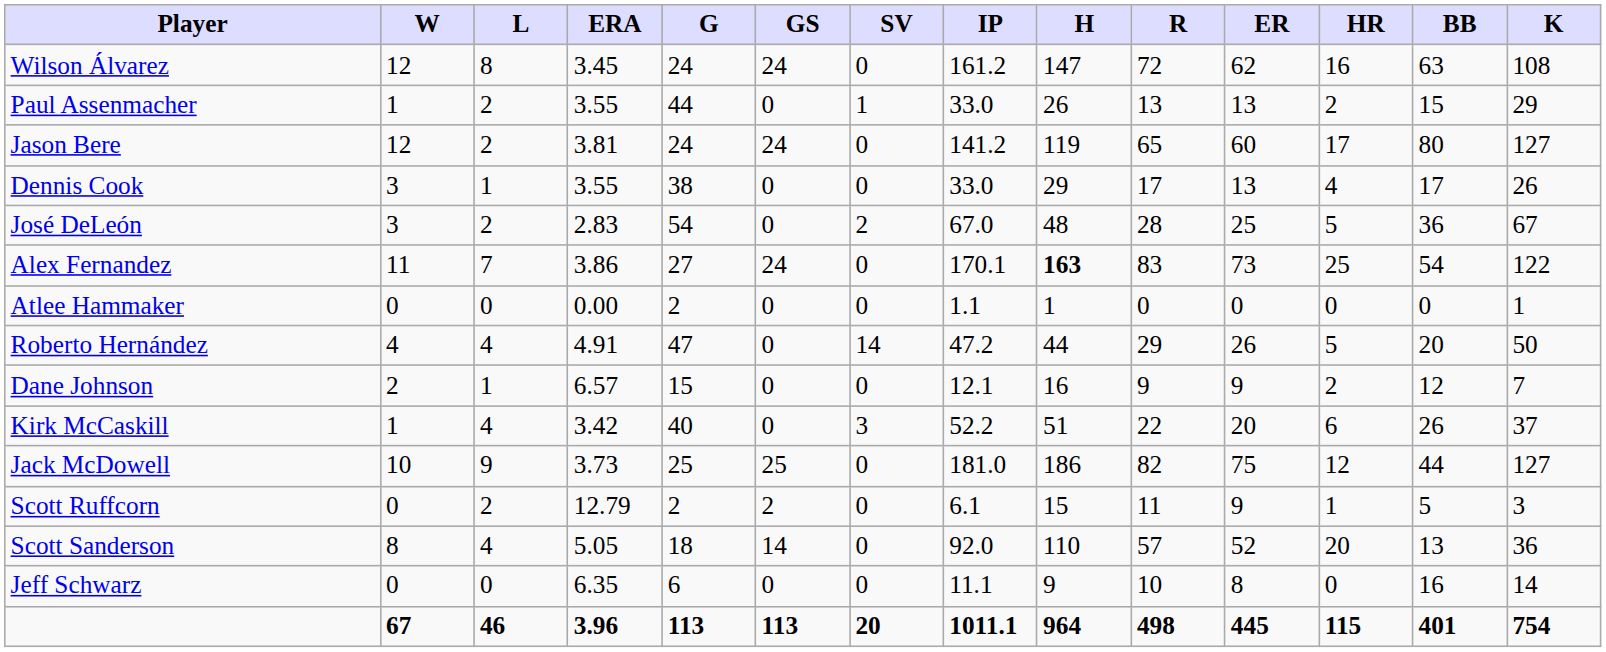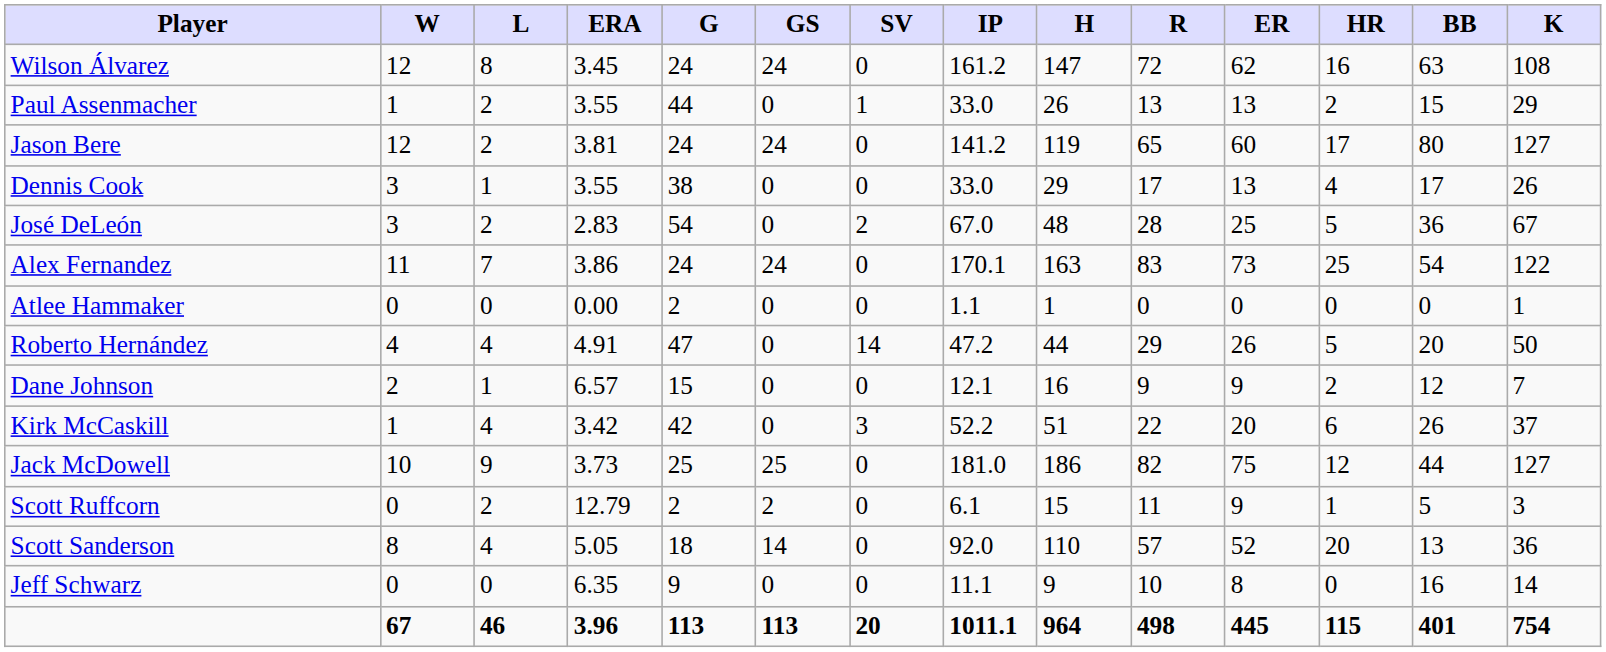(680, 265) 27 -> (680, 265) 24
(1062, 265) bold -> (1062, 265) normal
(680, 425) 40 -> (680, 425) 42
(674, 585) 6 -> (674, 585) 9
